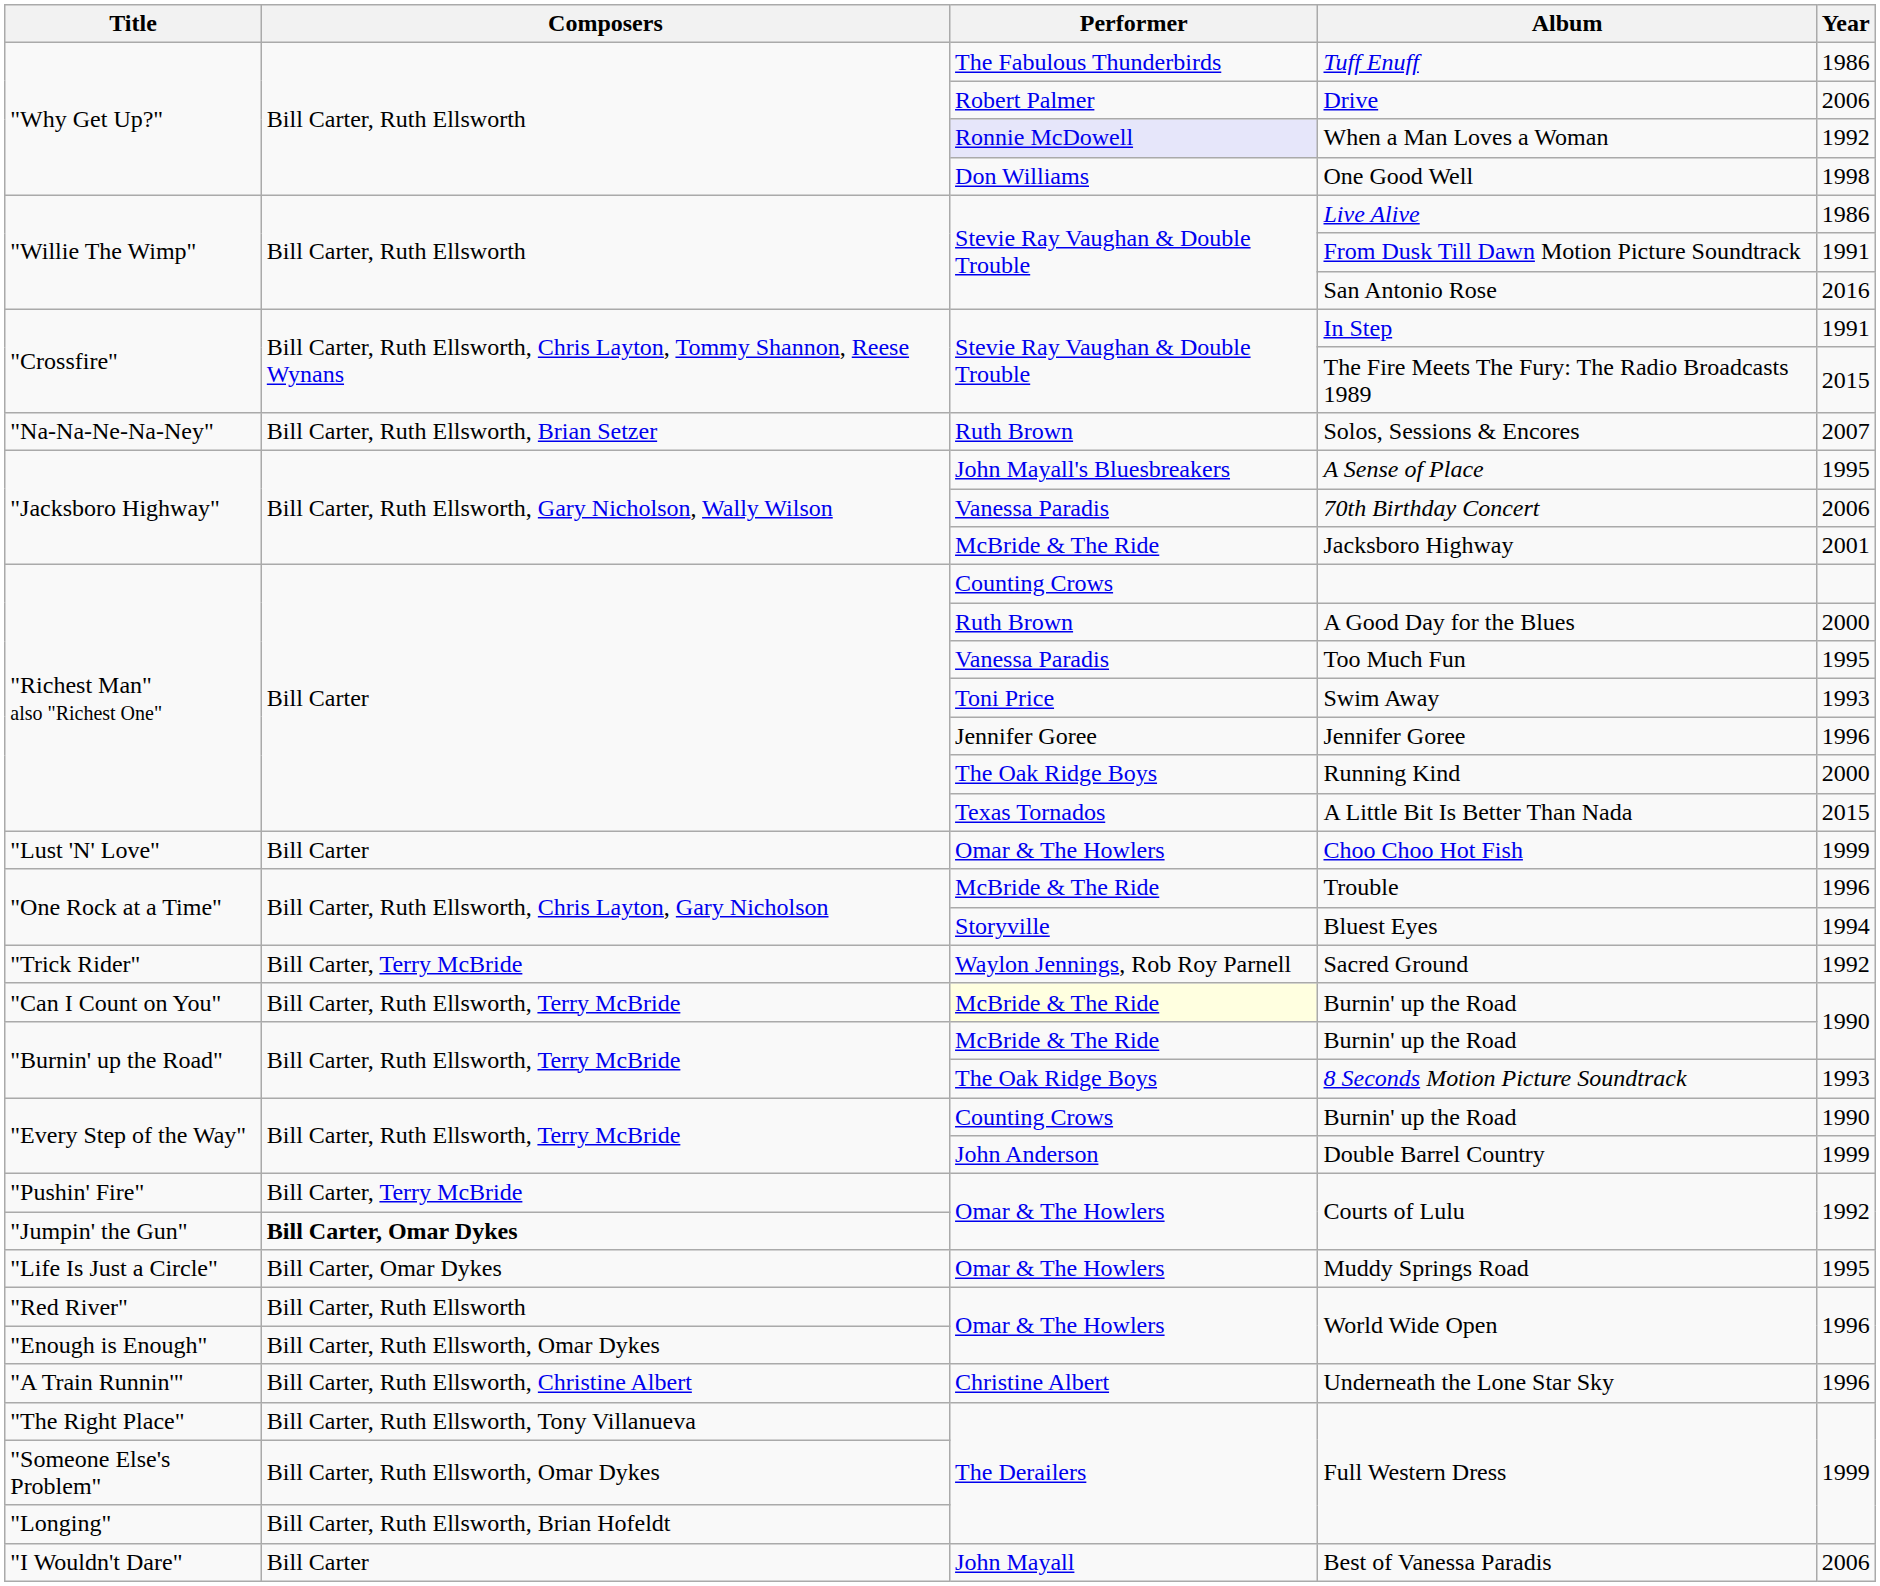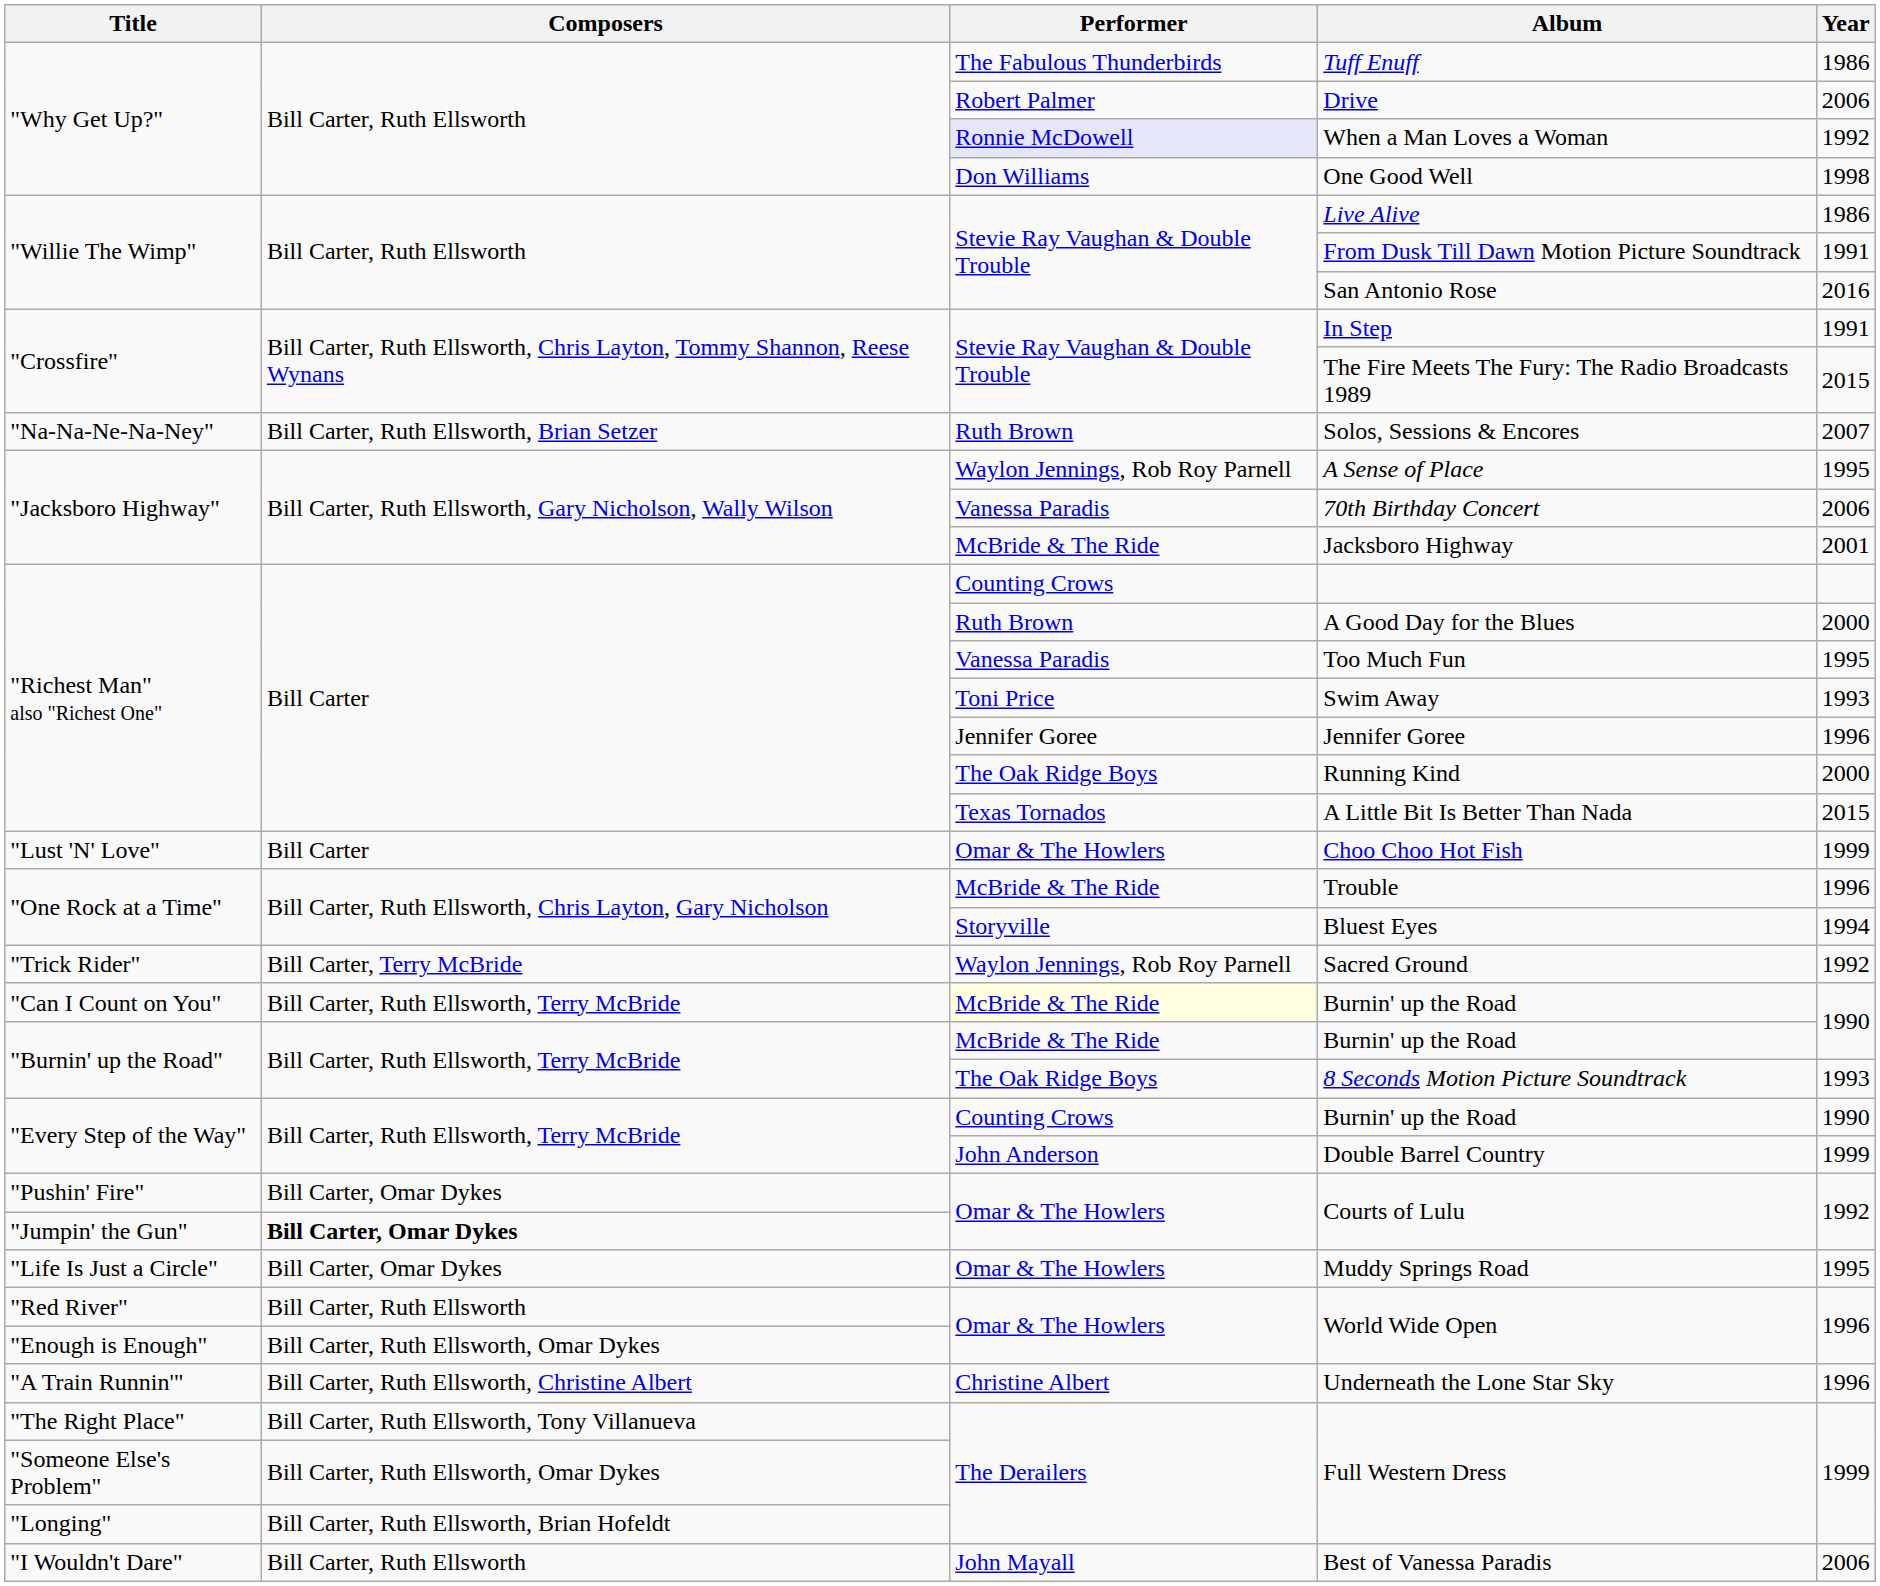(1093, 469) John Mayall's Bluesbreakers -> (1123, 469) Waylon Jennings, Rob Roy Parnell
(395, 1192) Bill Carter, Terry McBride -> (384, 1192) Bill Carter, Omar Dykes
(318, 1561) Bill Carter -> (396, 1561) Bill Carter, Ruth Ellsworth
